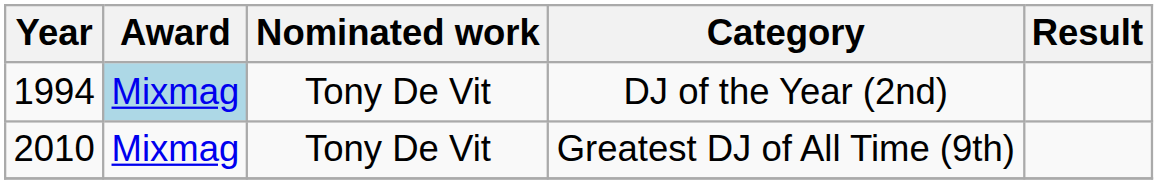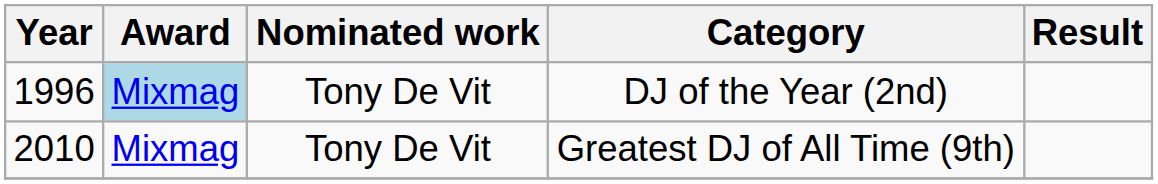(54, 91) 1994 -> (54, 91) 1996
